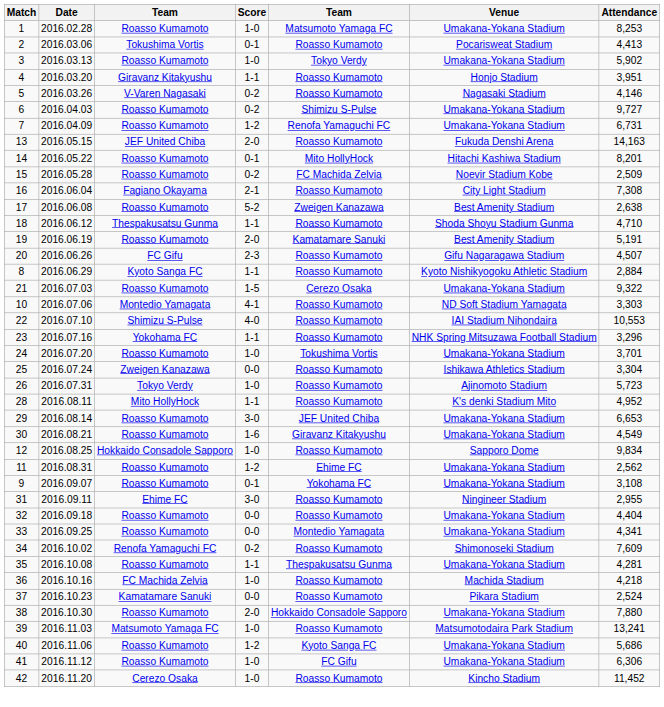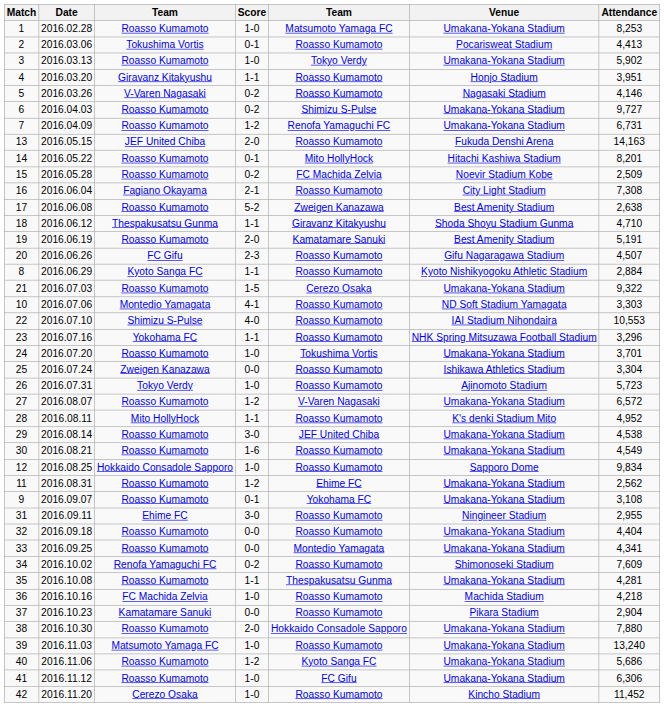(339, 223) Roasso Kumamoto -> (339, 223) Giravanz Kitakyushu
+ row: (21, 402)
(629, 418) 6,653 -> (629, 434) 4,538
(339, 434) Giravanz Kitakyushu -> (339, 451) Roasso Kumamoto
(629, 597) 2,524 -> (629, 613) 2,904
(504, 629) Matsumotodaira Park Stadium -> (504, 645) Umakana-Yokana Stadium
(629, 629) 13,241 -> (629, 645) 13,240
